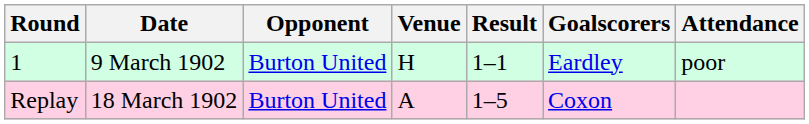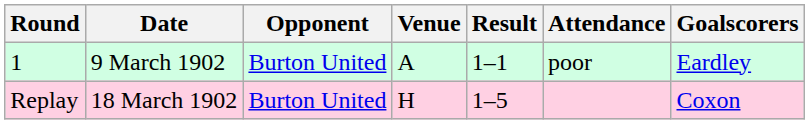columns swapped: (740, 23) <-> (609, 23)
(406, 61) H -> (406, 61) A
(406, 99) A -> (406, 99) H
